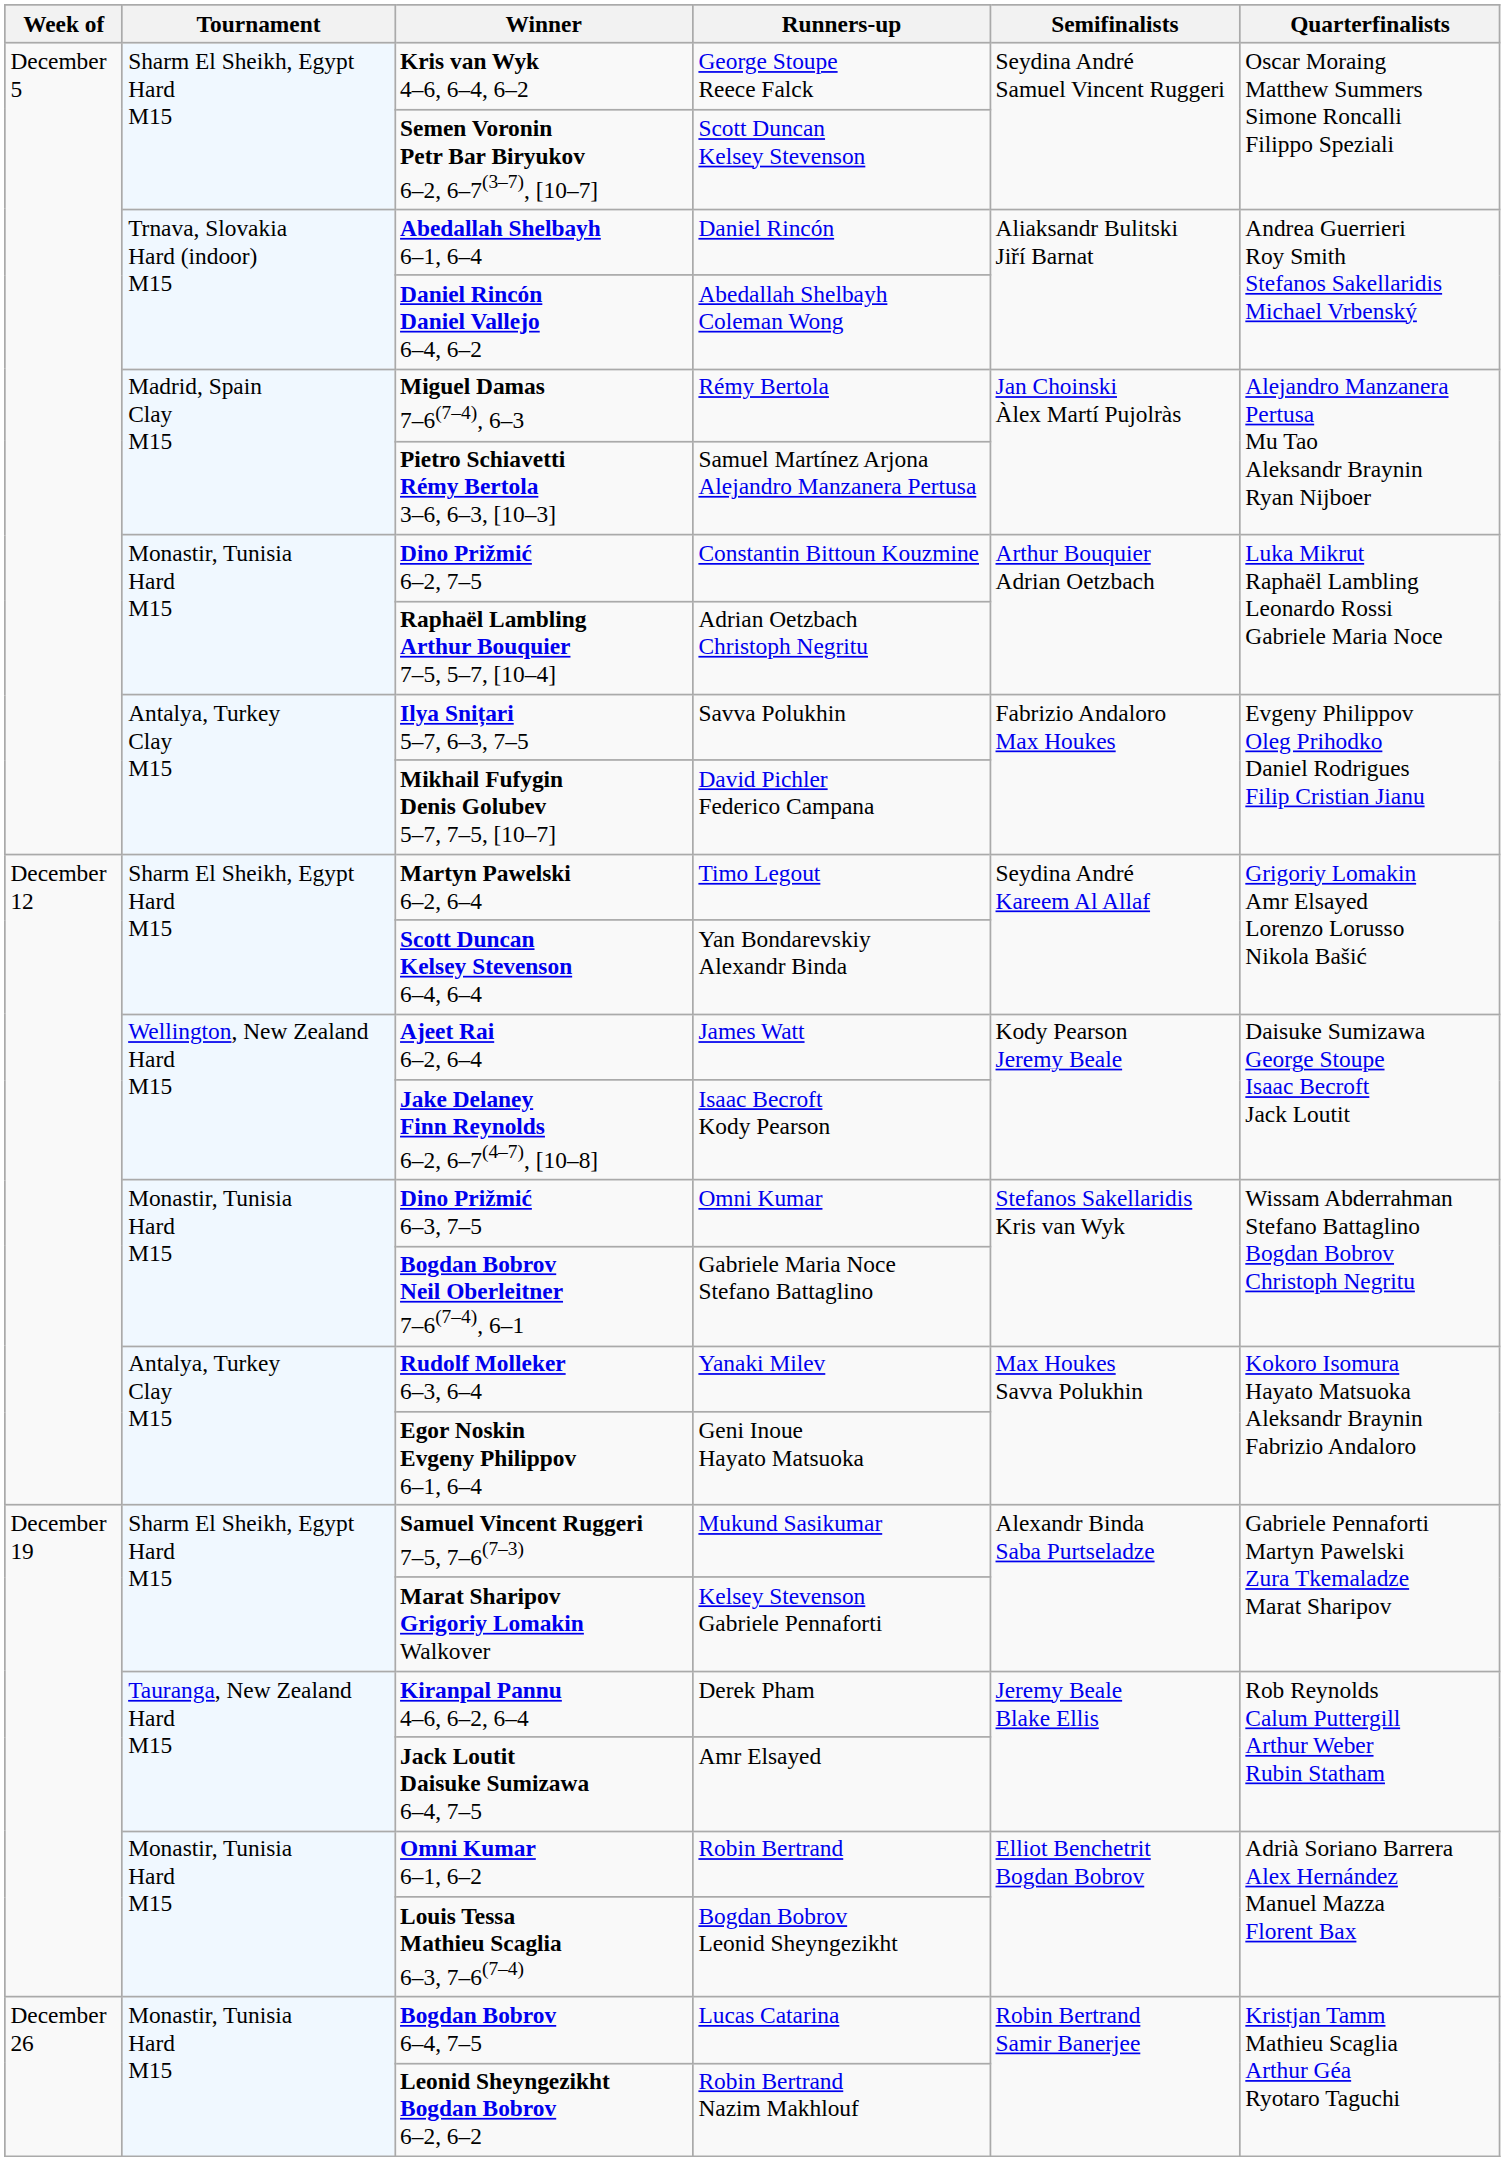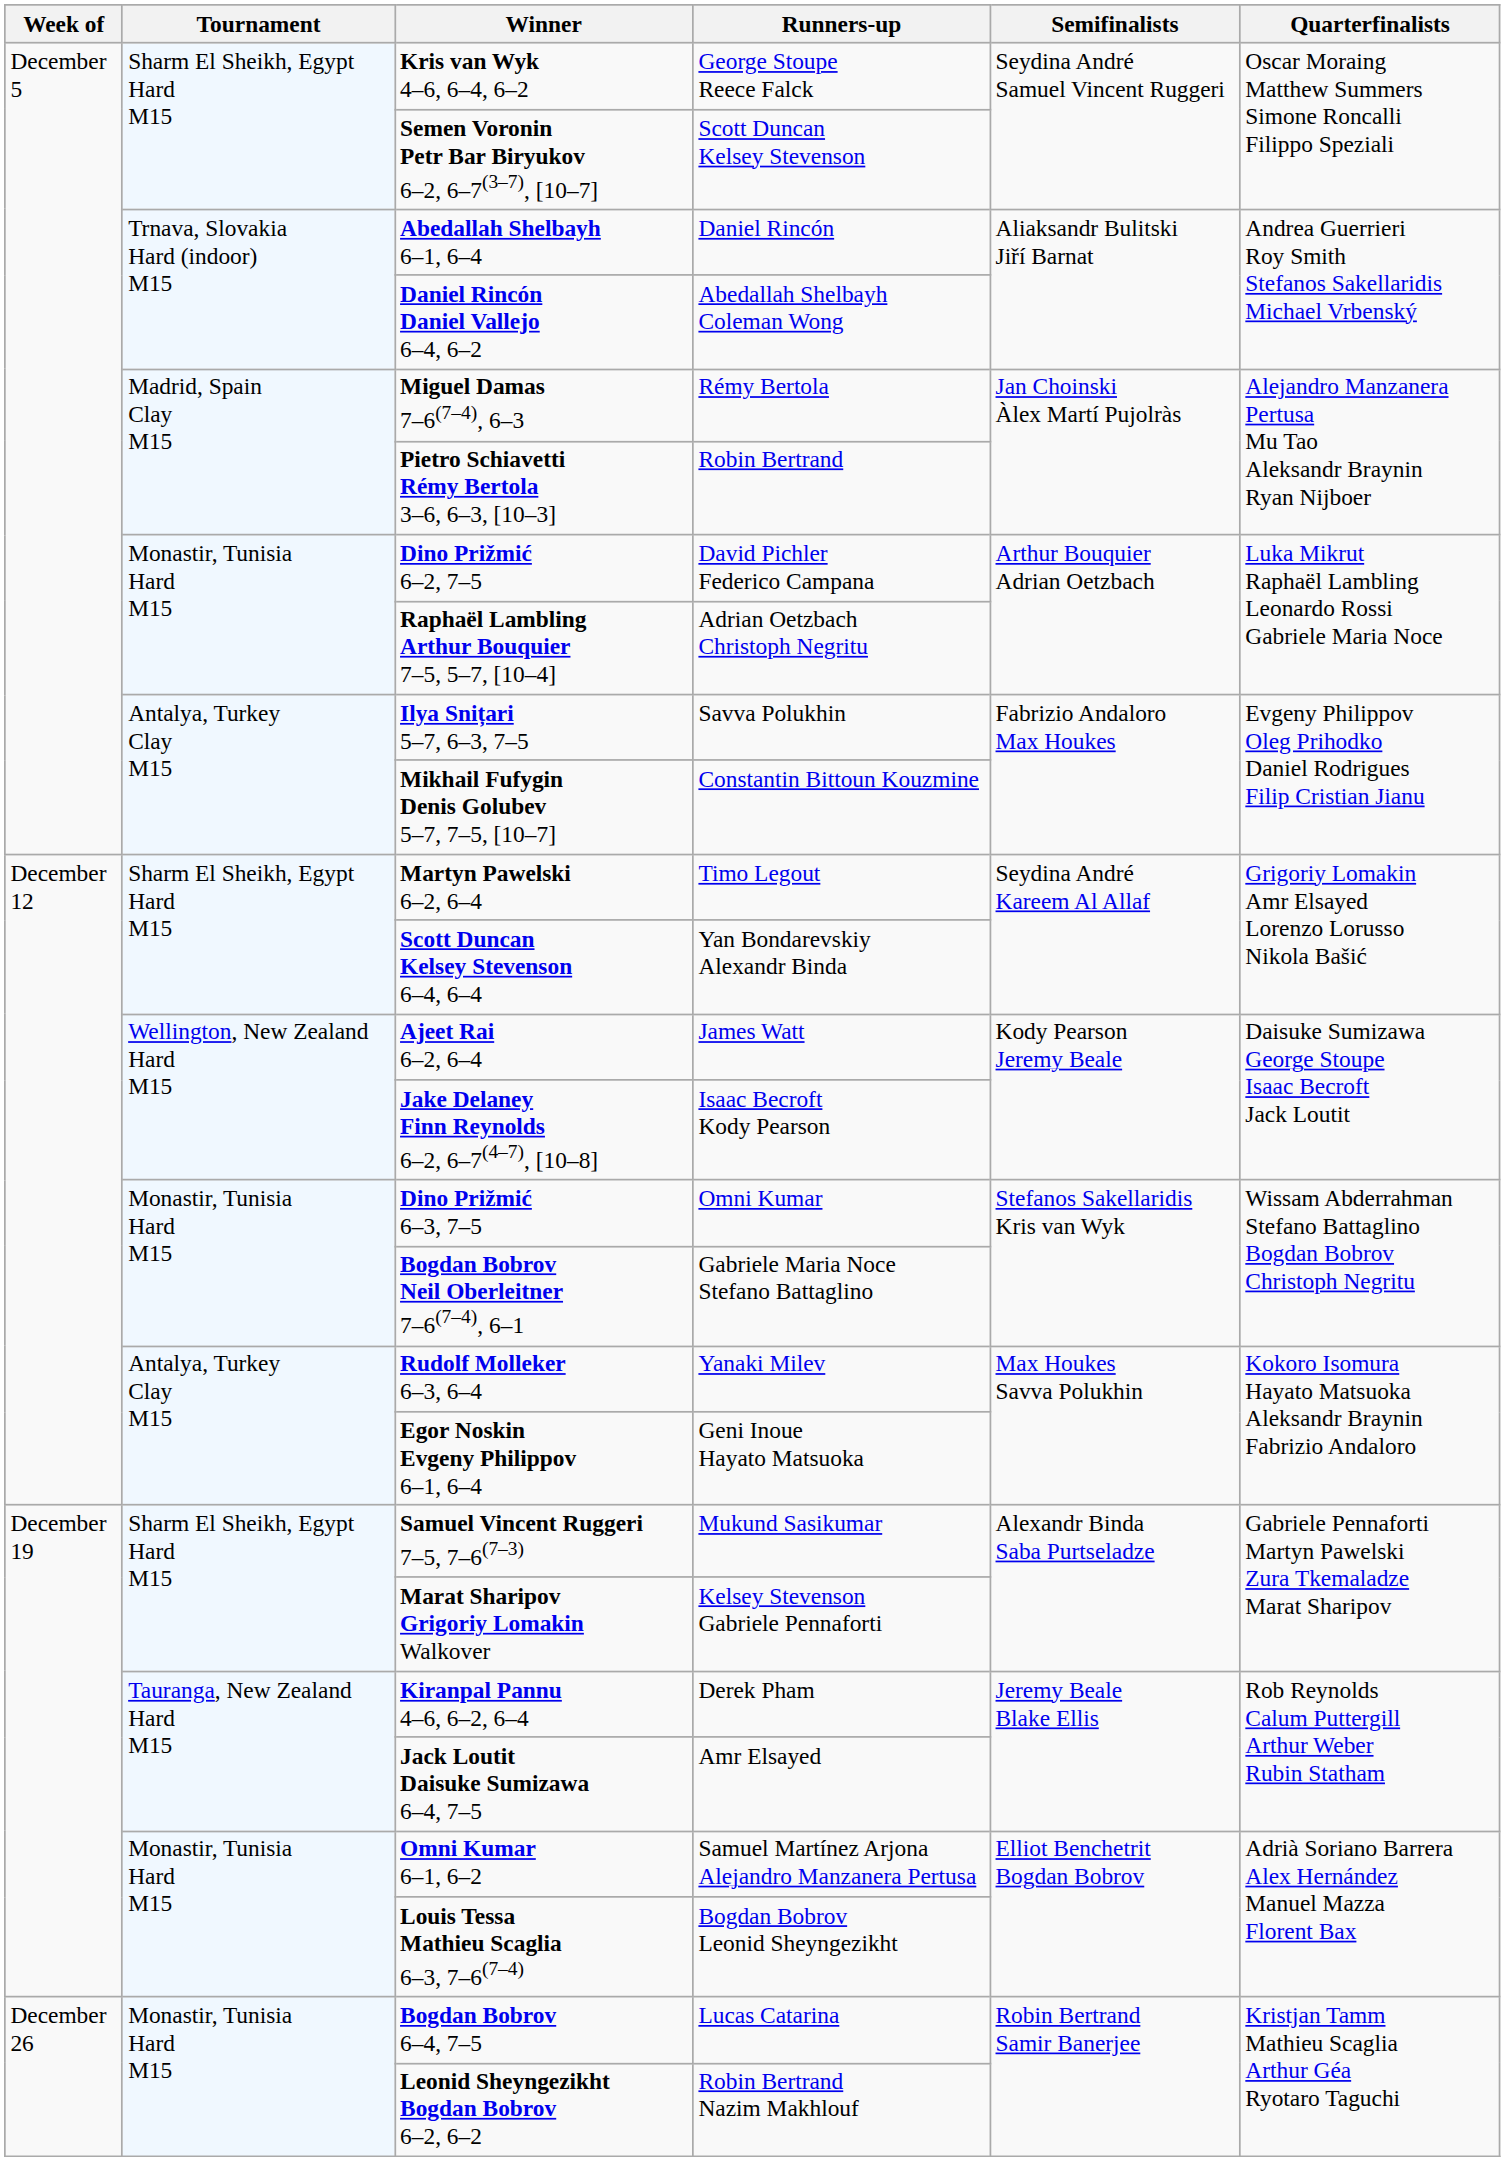(837, 473) Samuel Martínez Arjona Alejandro Manzanera Pertusa -> (771, 459) Robin Bertrand
(839, 553) Constantin Bittoun Kouzmine -> (786, 567) David Pichler Federico Campana
(786, 792) David Pichler Federico Campana -> (839, 779) Constantin Bittoun Kouzmine
(771, 1849) Robin Bertrand -> (837, 1863) Samuel Martínez Arjona Alejandro Manzanera Pertusa
